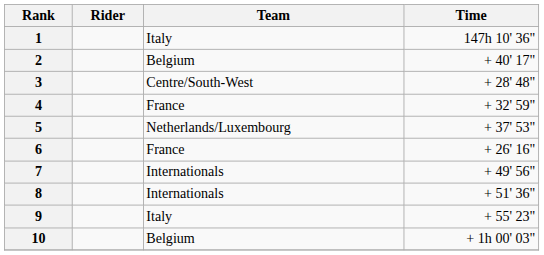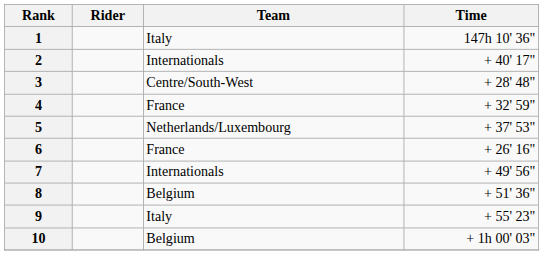(171, 60) Belgium -> (185, 60) Internationals
(185, 194) Internationals -> (171, 194) Belgium
